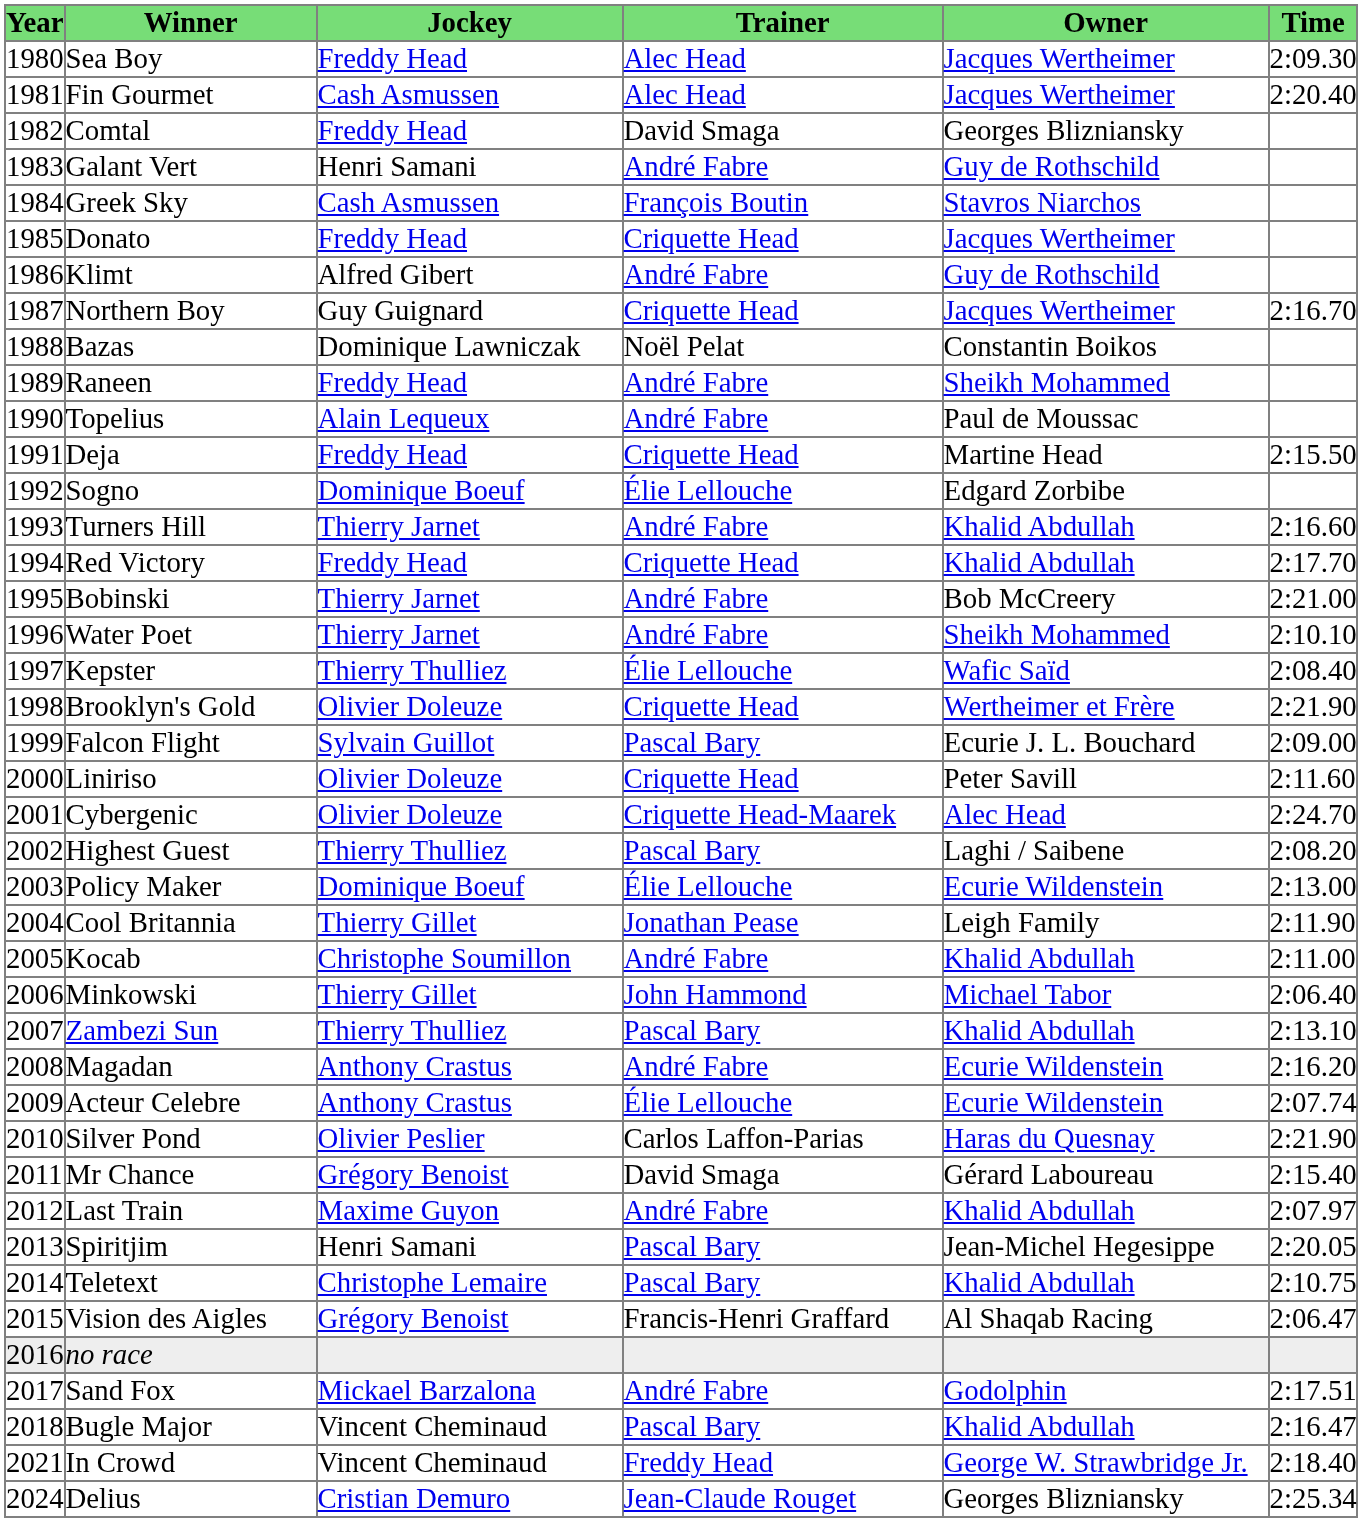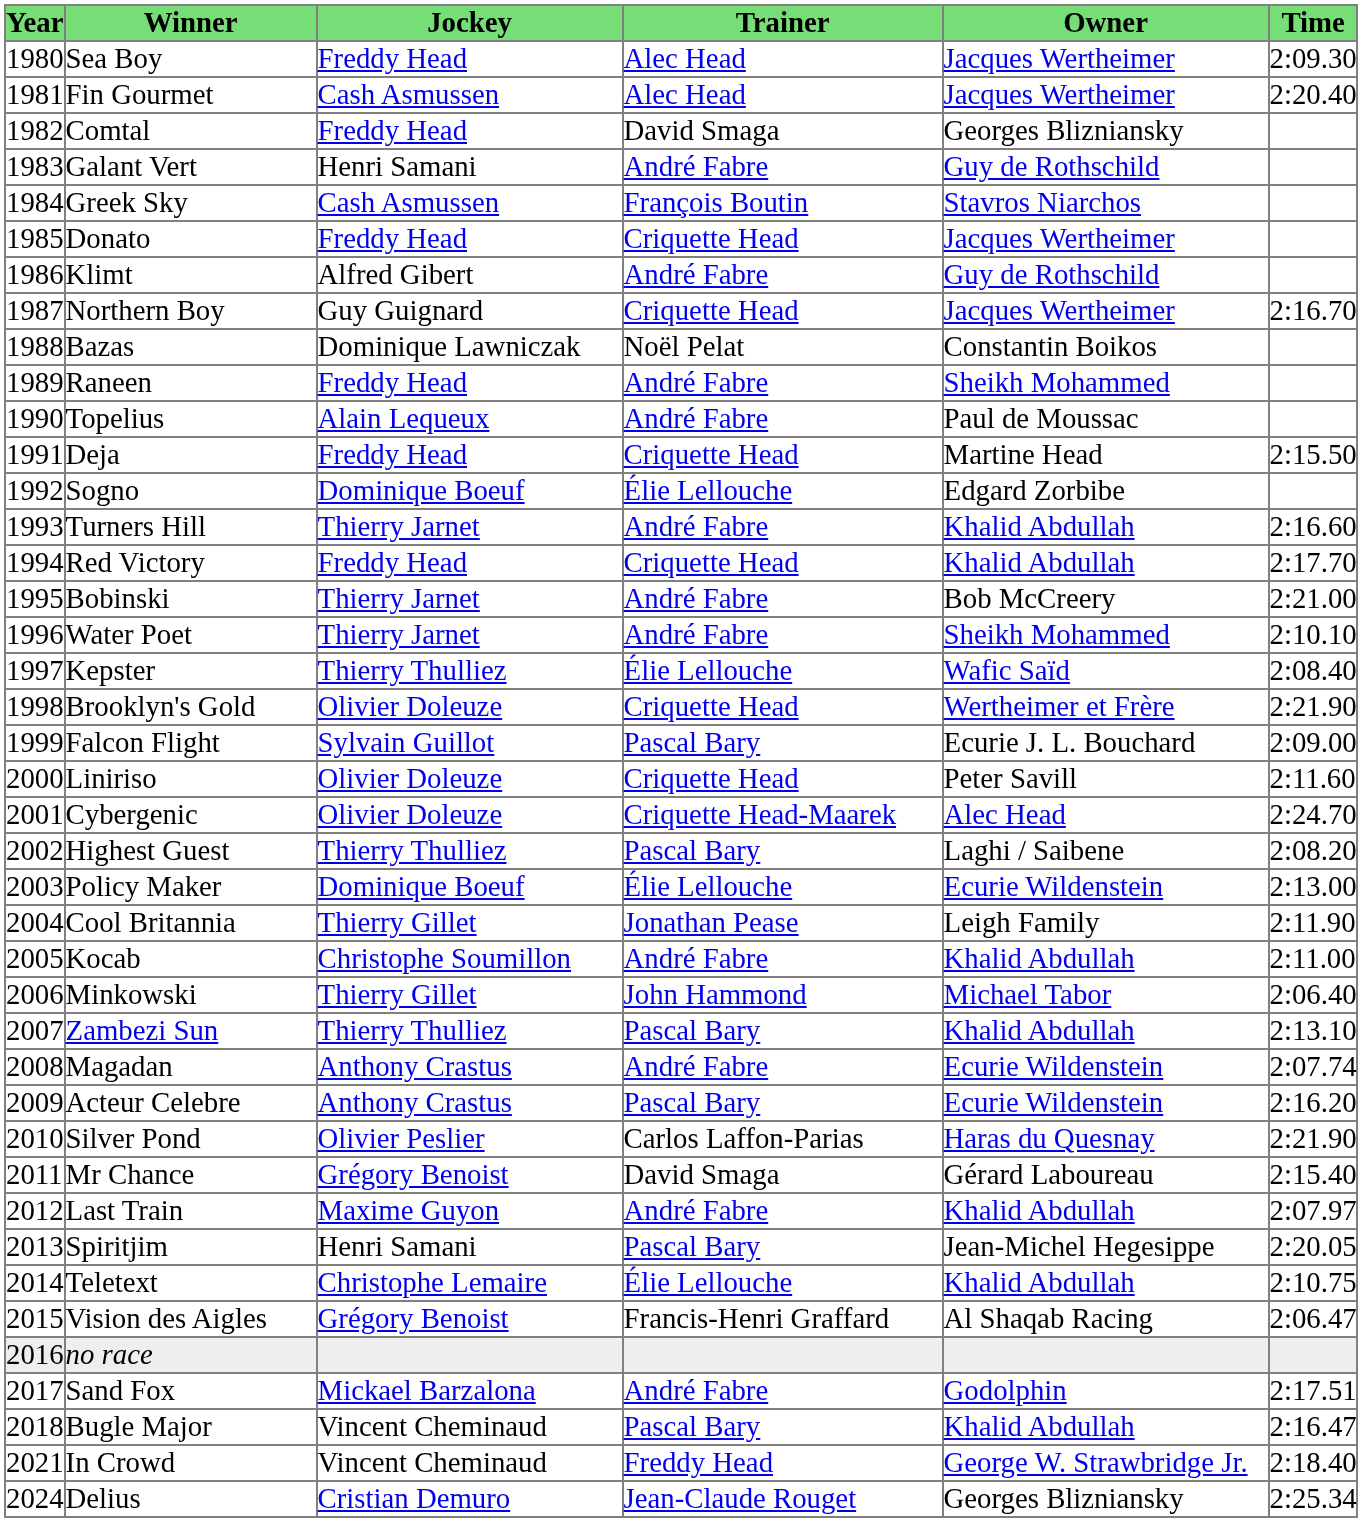(1313, 1066) 2:16.20 -> (1313, 1066) 2:07.74
(708, 1102) Élie Lellouche -> (692, 1102) Pascal Bary
(1313, 1102) 2:07.74 -> (1313, 1102) 2:16.20
(692, 1282) Pascal Bary -> (708, 1282) Élie Lellouche
